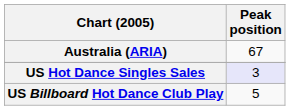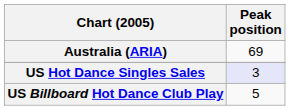(256, 51) 67 -> (256, 51) 69
